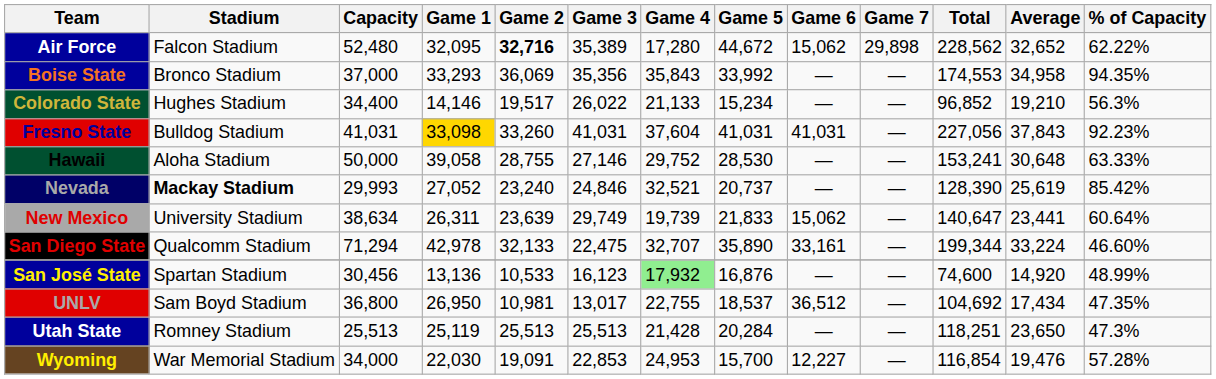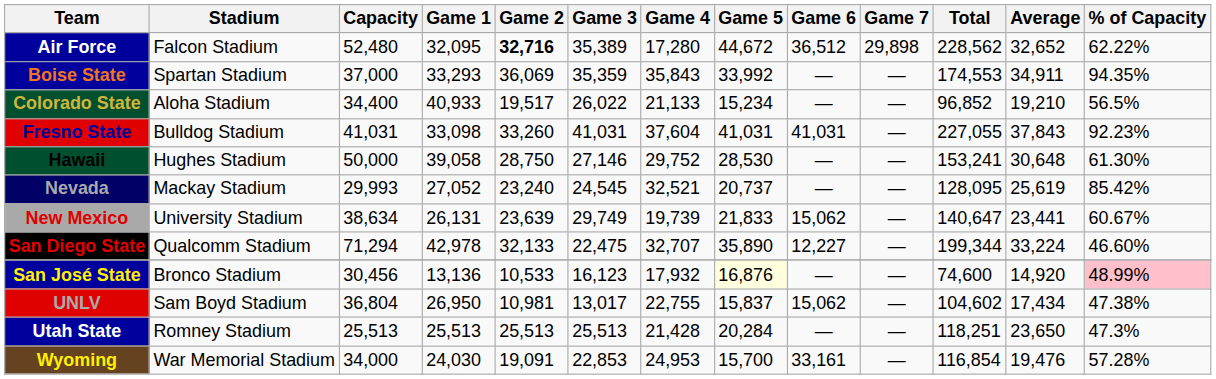(819, 47) 15,062 -> (819, 47) 36,512
(217, 75) Bronco Stadium -> (220, 75) Spartan Stadium
(600, 75) 35,356 -> (600, 75) 35,359
(1038, 75) 34,958 -> (1037, 75) 34,911
(220, 103) Hughes Stadium -> (212, 103) Aloha Stadium
(454, 103) 14,146 -> (454, 103) 40,933
(1114, 103) 56.3% -> (1114, 103) 56.5%
(454, 132) gold background -> (454, 132) no background
(970, 132) 227,056 -> (970, 132) 227,055
(212, 160) Aloha Stadium -> (220, 160) Hughes Stadium
(527, 160) 28,755 -> (527, 160) 28,750
(1119, 160) 63.33% -> (1119, 160) 61.30%
(224, 189) bold -> (220, 189) normal
(600, 189) 24,846 -> (600, 189) 24,545
(970, 189) 128,390 -> (970, 189) 128,095
(453, 217) 26,311 -> (454, 217) 26,131
(1119, 217) 60.64% -> (1119, 217) 60.67%
(819, 246) 33,161 -> (819, 246) 12,227
(220, 274) Spartan Stadium -> (217, 274) Bronco Stadium
(673, 274) lightgreen background -> (673, 274) no background
(746, 274) no background -> (746, 274) lightyellow background
(1119, 274) no background -> (1119, 274) pink background
(371, 302) 36,800 -> (371, 302) 36,804
(746, 302) 18,537 -> (746, 302) 15,837
(819, 302) 36,512 -> (819, 302) 15,062
(970, 302) 104,692 -> (970, 302) 104,602
(1119, 302) 47.35% -> (1119, 302) 47.38%
(453, 331) 25,119 -> (454, 331) 25,513
(454, 359) 22,030 -> (454, 359) 24,030
(819, 359) 12,227 -> (819, 359) 33,161
